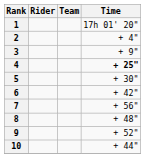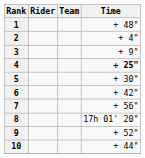(111, 25) 17h 01' 20" -> (126, 25) + 48"
(126, 120) + 48" -> (111, 120) 17h 01' 20"
